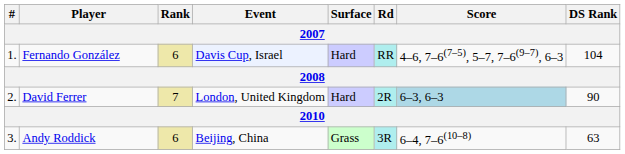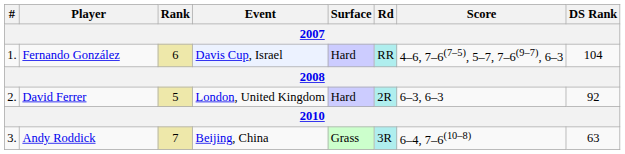(175, 96) 7 -> (175, 96) 5
(422, 96) lightblue background -> (422, 96) no background
(593, 96) 90 -> (593, 96) 92
(175, 138) 6 -> (175, 138) 7
